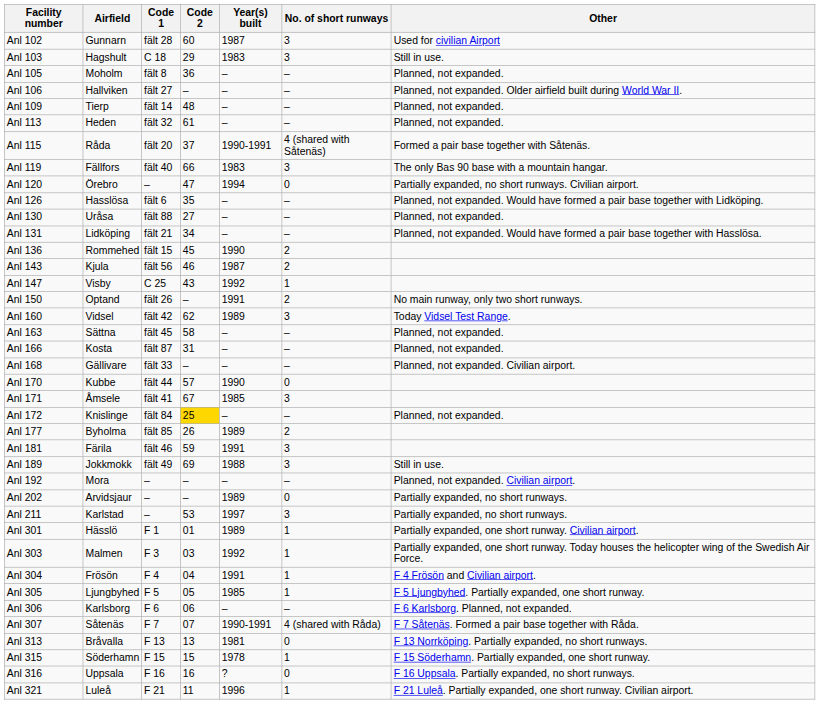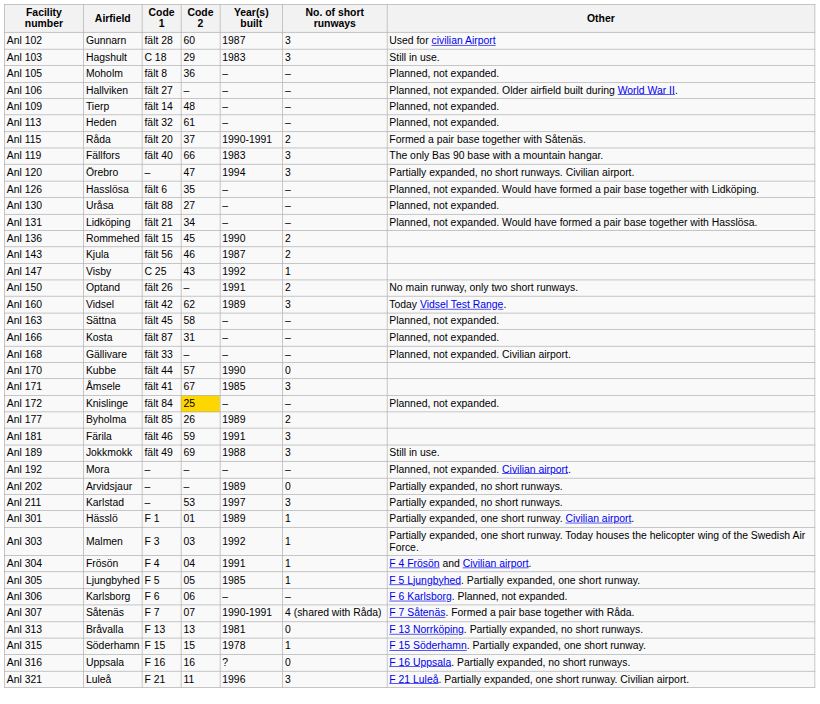(317, 145) 4 (shared with Såtenäs) -> (288, 139) 2
(287, 184) 0 -> (288, 172) 3
(287, 691) 1 -> (288, 679) 3
